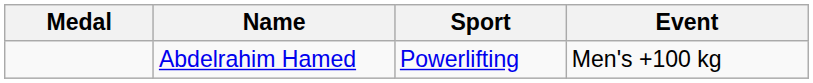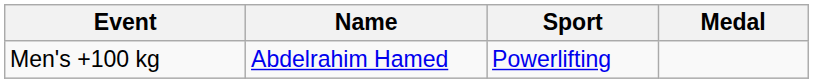columns swapped: (79, 22) <-> (687, 22)
